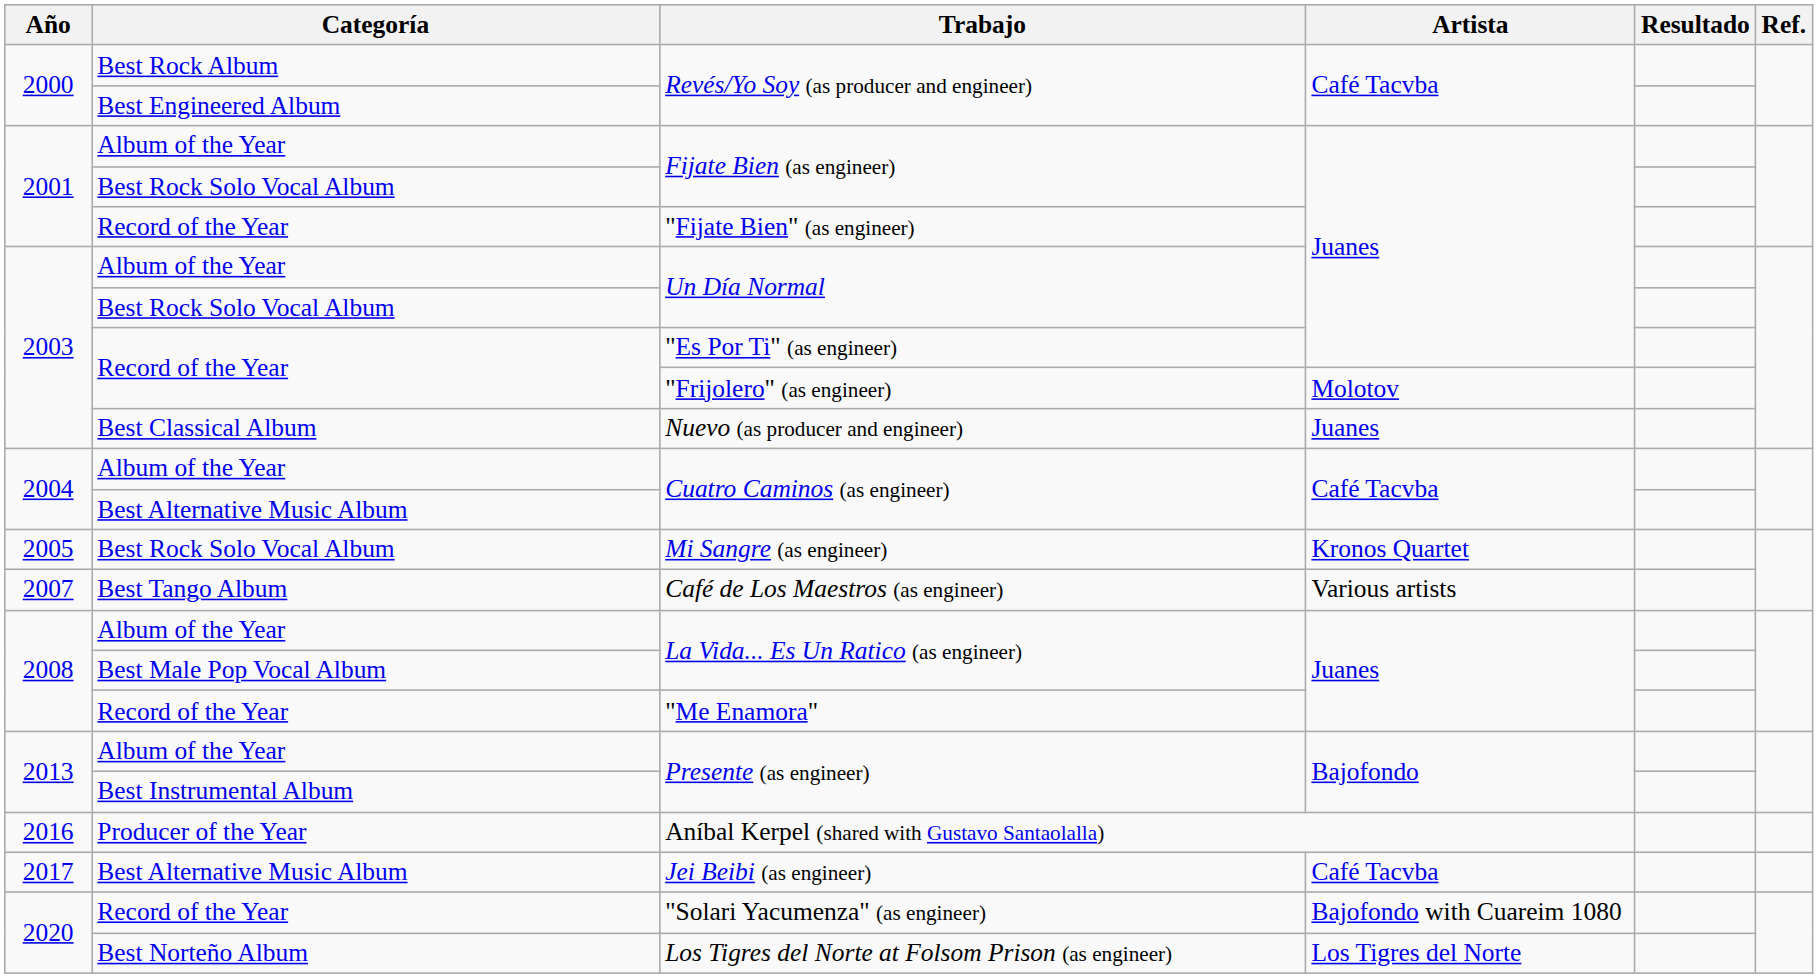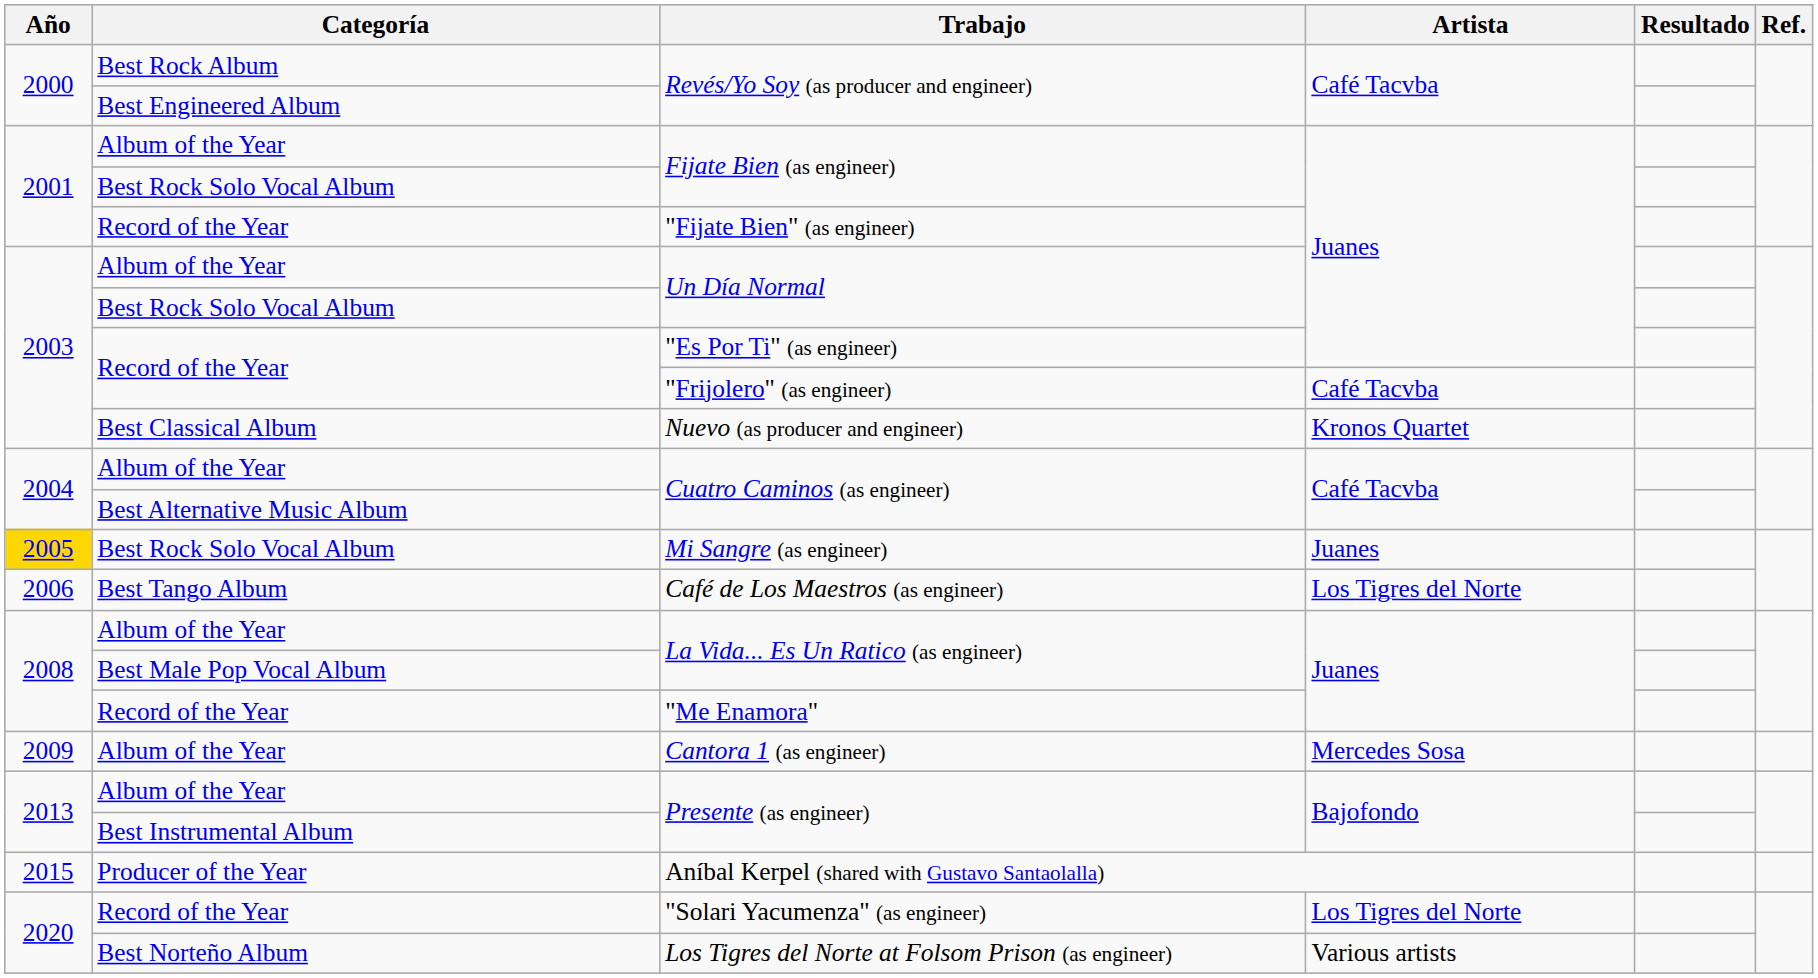(1355, 387) Molotov -> (1375, 387) Café Tacvba
(1345, 428) Juanes -> (1390, 428) Kronos Quartet
(48, 549) no background -> (48, 549) gold background
(1390, 549) Kronos Quartet -> (1345, 549) Juanes
(48, 589) 2007 -> (48, 589) 2006
(1384, 589) Various artists -> (1416, 589) Los Tigres del Norte
+ row: (191, 750)
(48, 831) 2016 -> (48, 871) 2015
- row: (252, 871)
(1467, 912) Bajofondo with Cuareim 1080 -> (1416, 912) Los Tigres del Norte
(1416, 952) Los Tigres del Norte -> (1384, 952) Various artists
